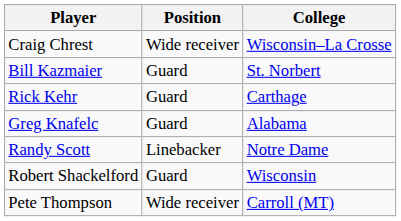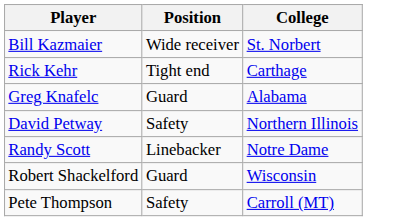- row: (51, 44)
(167, 70) Guard -> (192, 44) Wide receiver
(167, 96) Guard -> (178, 70) Tight end
+ row: (55, 123)
(192, 202) Wide receiver -> (167, 202) Safety
